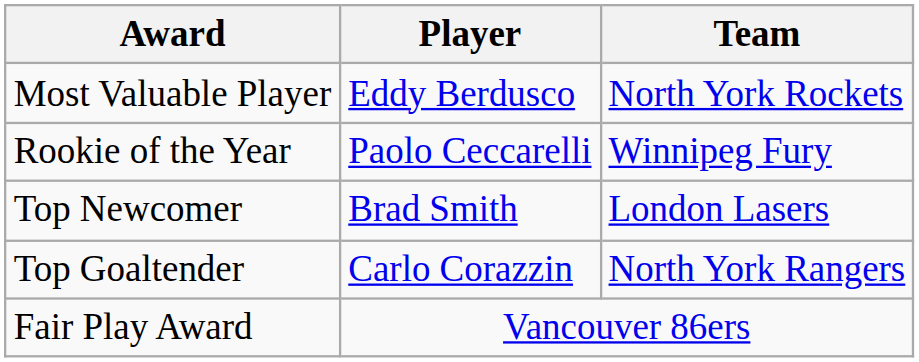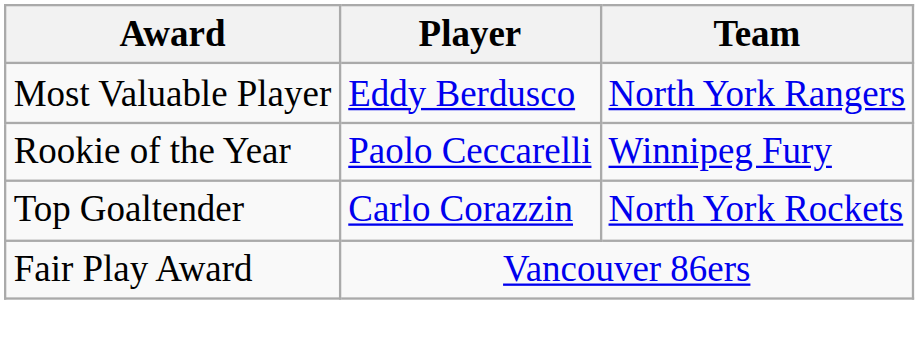(756, 92) North York Rockets -> (757, 92) North York Rangers
- row: (128, 209)
(757, 268) North York Rangers -> (756, 209) North York Rockets
